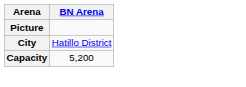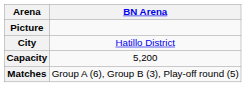+ row: (27, 74)
